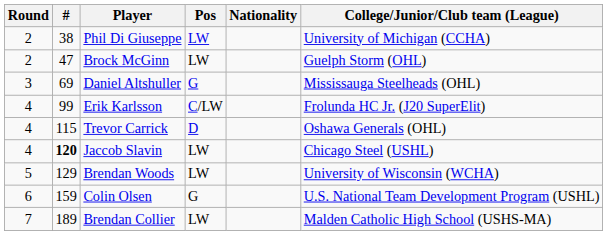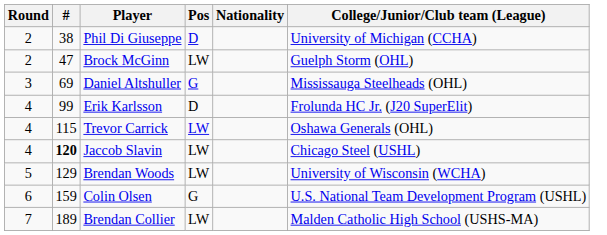(199, 38) LW -> (193, 38) D
(205, 106) C/LW -> (193, 106) D
(193, 128) D -> (199, 128) LW
